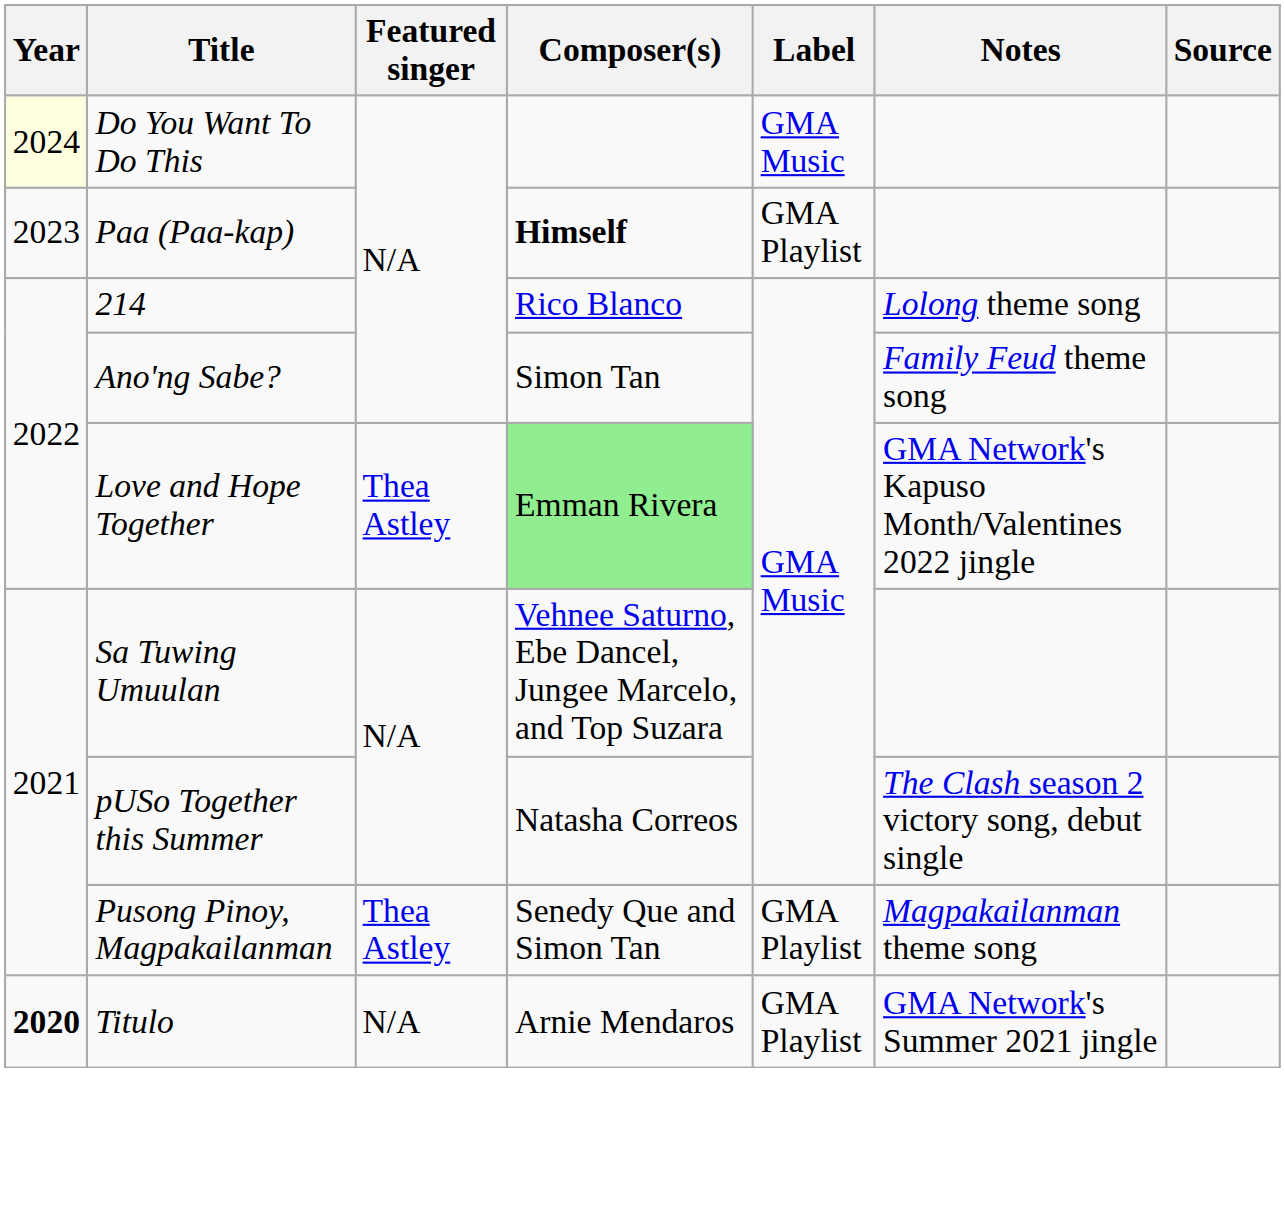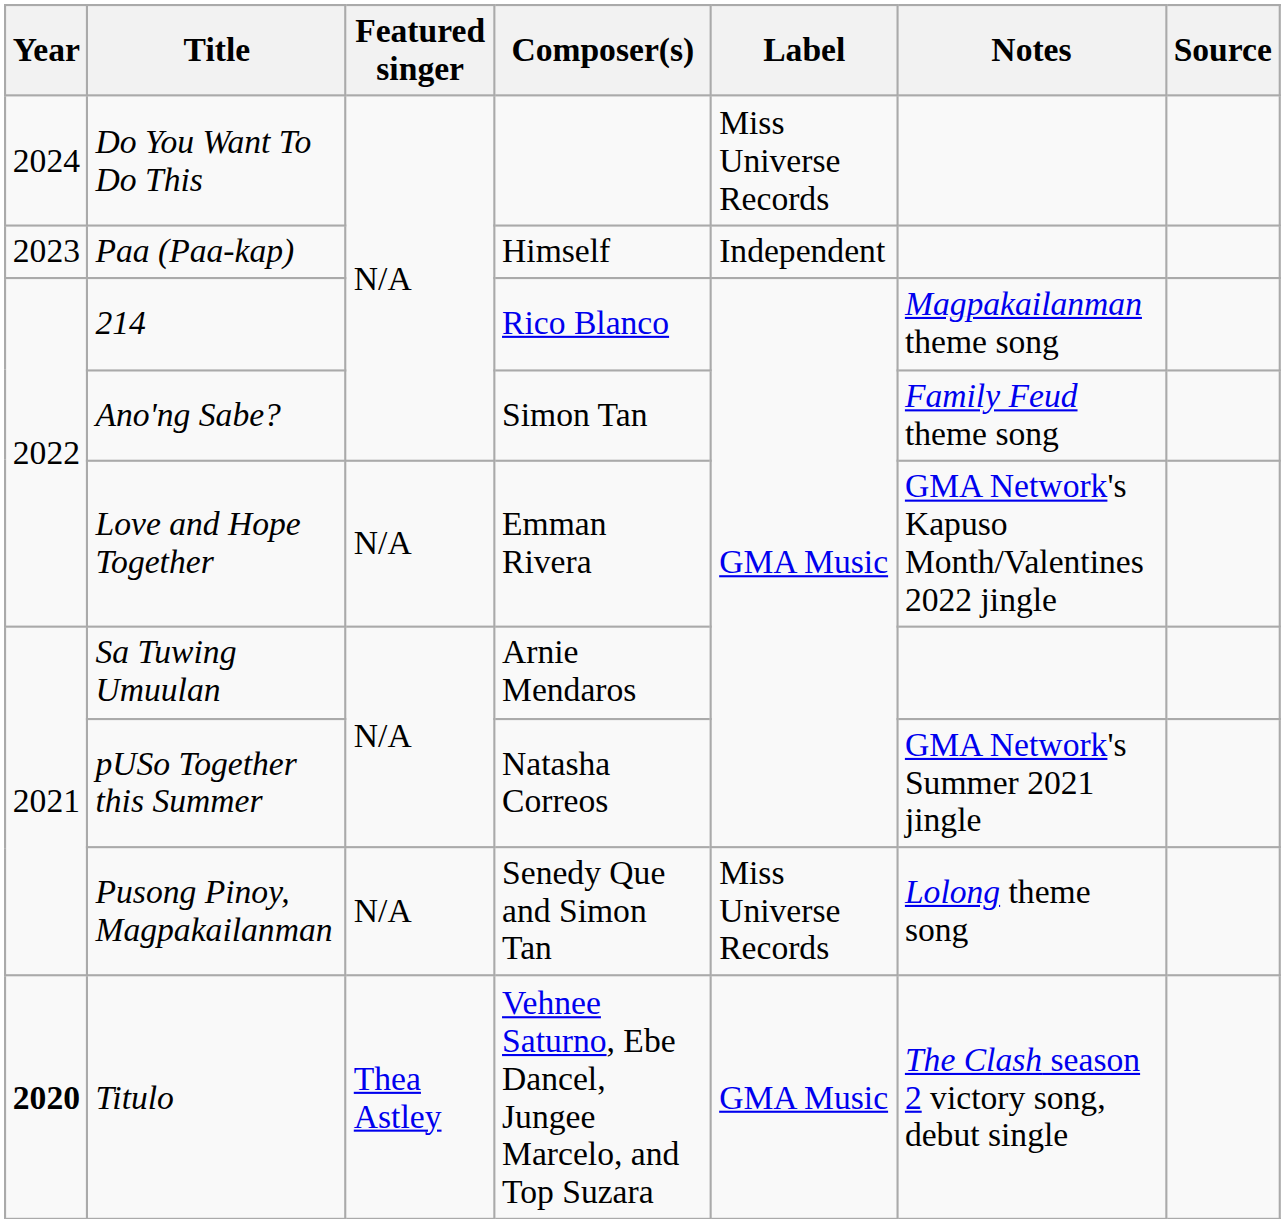(46, 141) lightyellow background -> (46, 160) no background
(803, 141) GMA Music -> (780, 160) Miss Universe Records
(571, 232) bold -> (556, 251) normal
(811, 232) GMA Playlist -> (802, 251) Independent
(1012, 304) Lolong theme song -> (1023, 323) Magpakailanman theme song
(406, 505) Thea Astley -> (383, 543) N/A
(616, 505) lightgreen background -> (554, 543) no background
(626, 672) Vehnee Saturno, Ebe Dancel, Jungee Marcelo, and Top Suzara -> (569, 672) Arnie Mendaros
(1013, 819) The Clash season 2 victory song, debut single -> (1016, 782) GMA Network's Summer 2021 jingle
(406, 929) Thea Astley -> (383, 911) N/A
(811, 929) GMA Playlist -> (780, 911) Miss Universe Records
(1002, 929) Magpakailanman theme song -> (998, 911) Lolong theme song
(392, 1021) N/A -> (398, 1096) Thea Astley
(625, 1021) Arnie Mendaros -> (591, 1096) Vehnee Saturno, Ebe Dancel, Jungee Marcelo, and Top Suzara
(811, 1021) GMA Playlist -> (804, 1096) GMA Music
(1020, 1021) GMA Network's Summer 2021 jingle -> (1022, 1096) The Clash season 2 victory song, debut single
